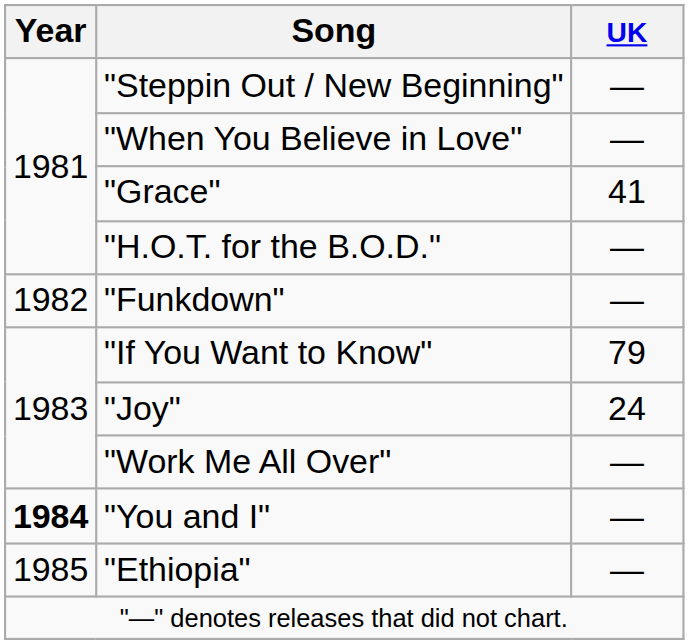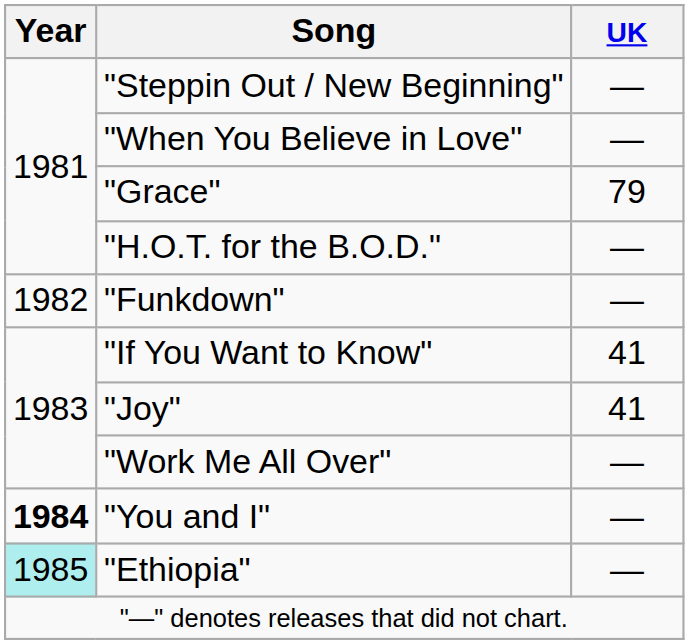(627, 192) 41 -> (627, 192) 79
(627, 354) 79 -> (627, 354) 41
(627, 407) 24 -> (627, 407) 41
(51, 569) no background -> (51, 569) paleturquoise background
